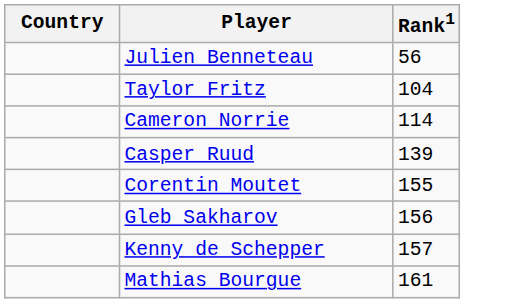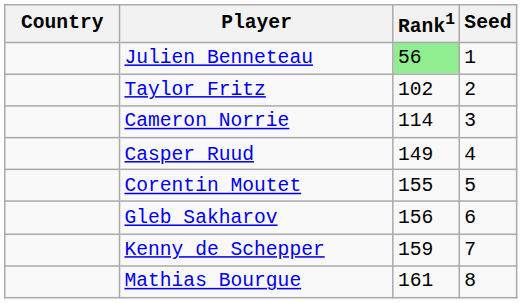+ column: (488, 23)
(410, 58) no background -> (410, 58) lightgreen background
(416, 90) 104 -> (416, 90) 102
(416, 154) 139 -> (416, 154) 149
(416, 250) 157 -> (416, 250) 159
